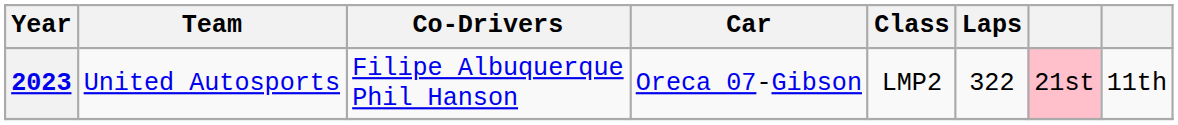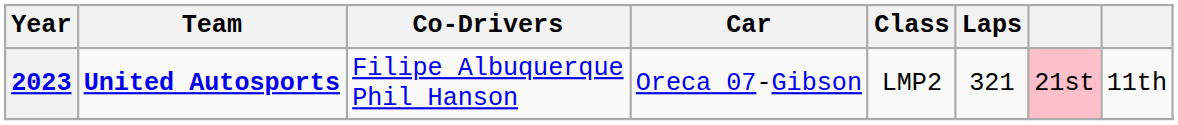(212, 83) normal -> (212, 83) bold
(992, 83) 322 -> (992, 83) 321
